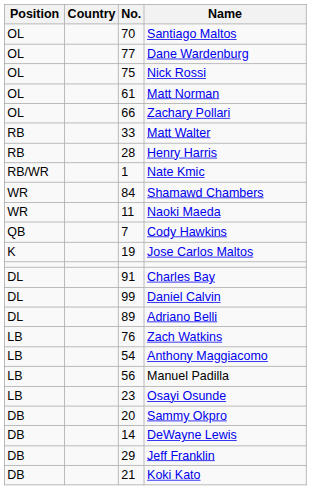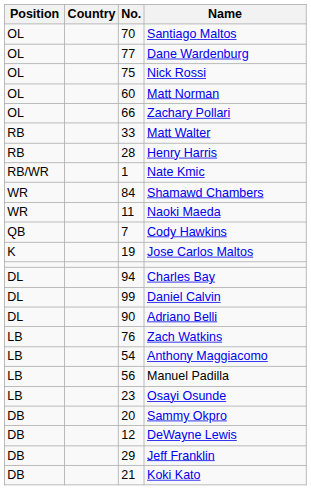(128, 93) 61 -> (128, 93) 60
(128, 277) 91 -> (128, 277) 94
(128, 317) 89 -> (128, 317) 90
(128, 435) 14 -> (128, 435) 12
